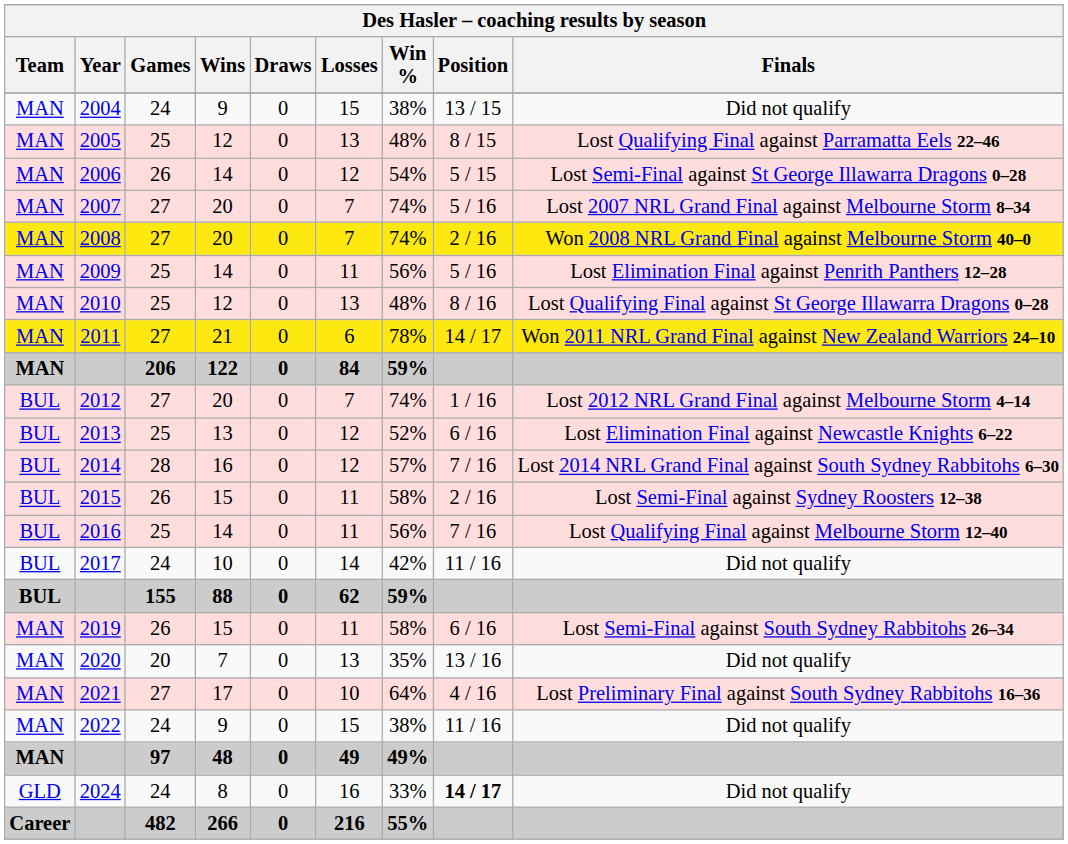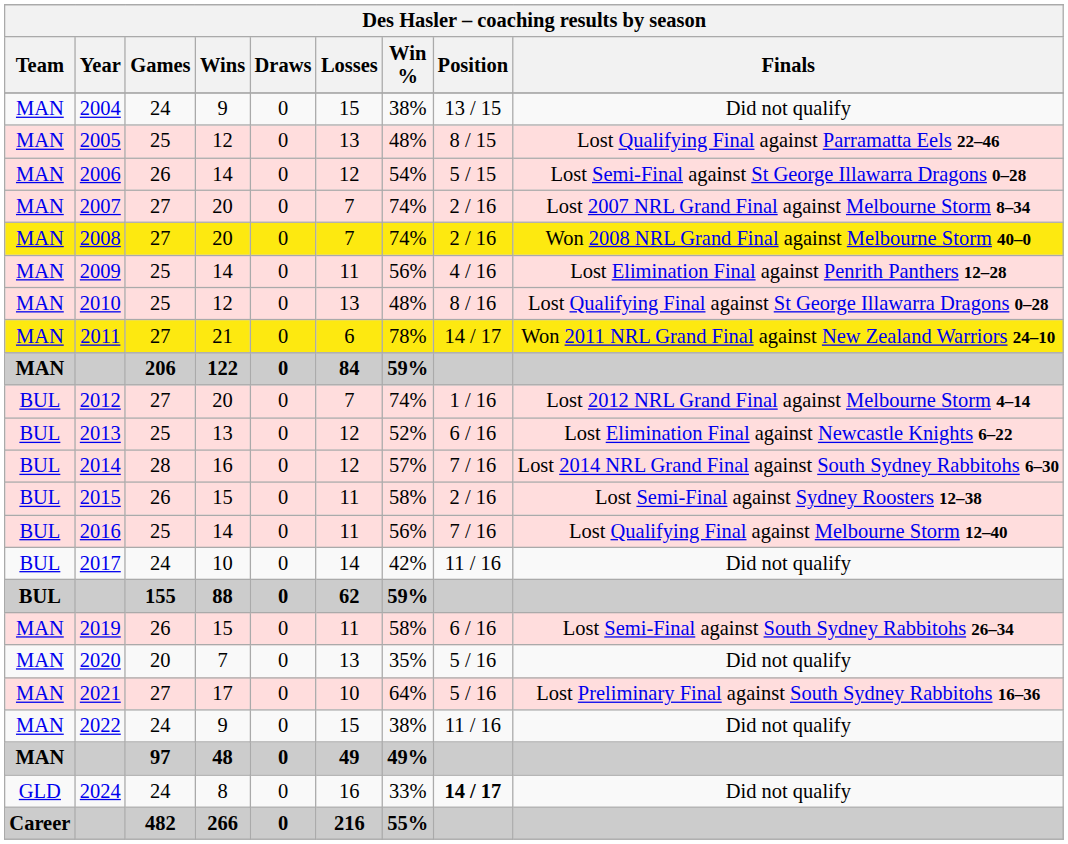(473, 206) 5 / 16 -> (473, 206) 2 / 16
(473, 271) 5 / 16 -> (473, 271) 4 / 16
(473, 660) 13 / 16 -> (473, 660) 5 / 16
(473, 693) 4 / 16 -> (473, 693) 5 / 16
